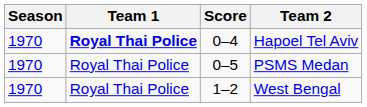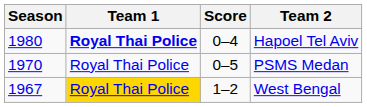(25, 41) 1970 -> (25, 41) 1980
(25, 89) 1970 -> (25, 89) 1967
(129, 89) no background -> (129, 89) gold background
